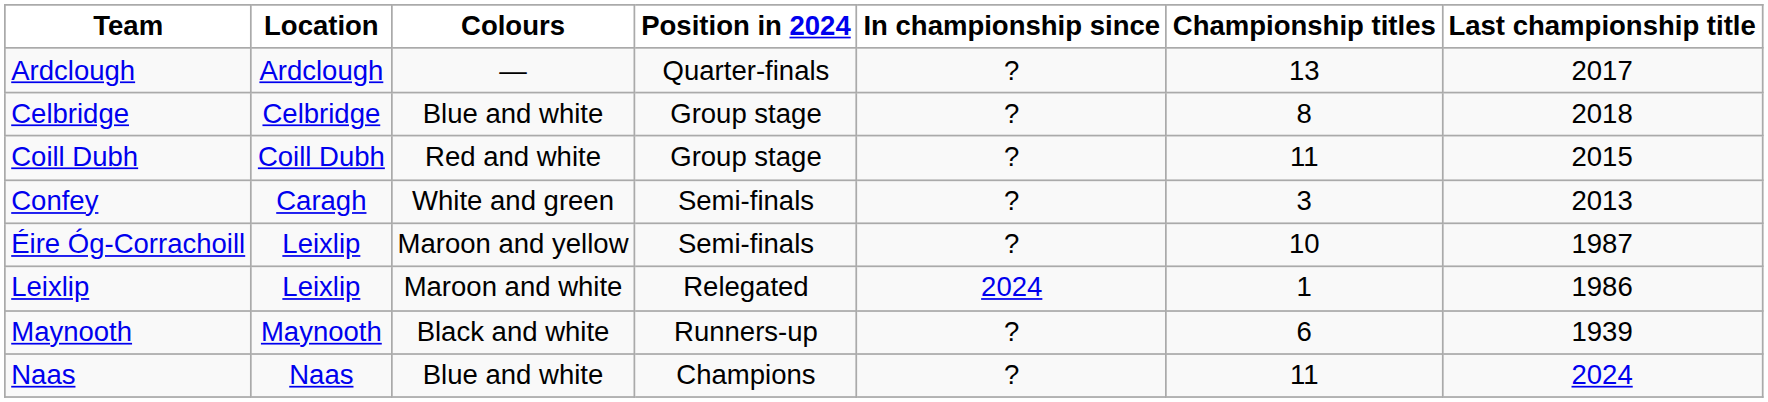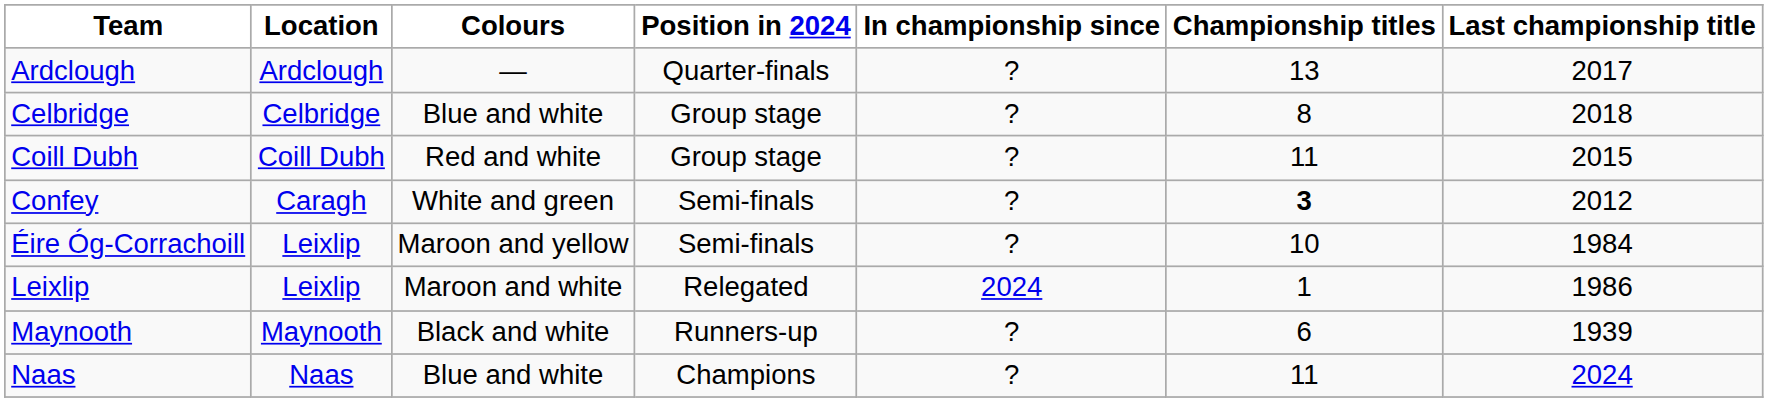(1304, 200) normal -> (1304, 200) bold
(1602, 200) 2013 -> (1602, 200) 2012
(1602, 244) 1987 -> (1602, 244) 1984
